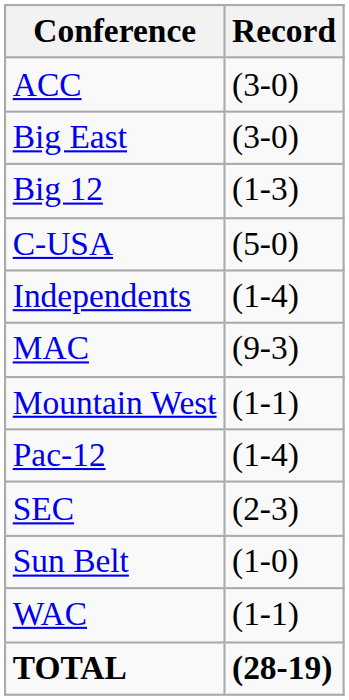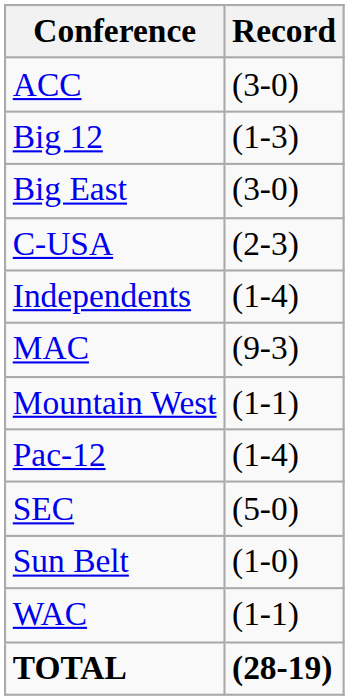rows swapped: (70, 137) <-> (58, 190)
(265, 243) (5-0) -> (265, 243) (2-3)
(265, 508) (2-3) -> (265, 508) (5-0)
